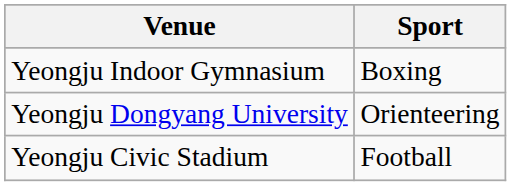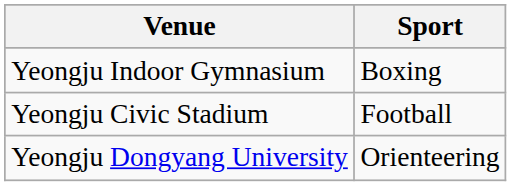rows swapped: (180, 113) <-> (140, 157)
